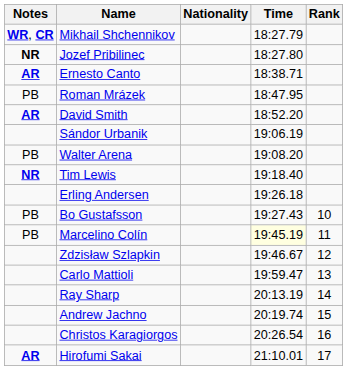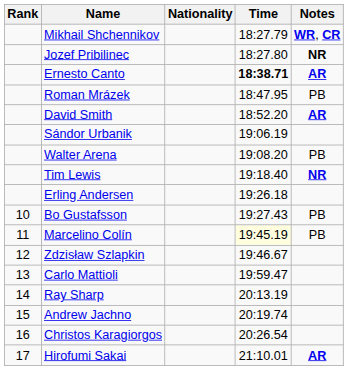columns swapped: (324, 14) <-> (30, 14)
(278, 74) normal -> (263, 74) bold
